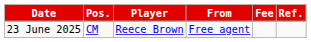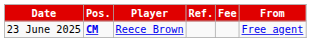columns swapped: (219, 13) <-> (291, 13)
(92, 30) normal -> (92, 30) bold
